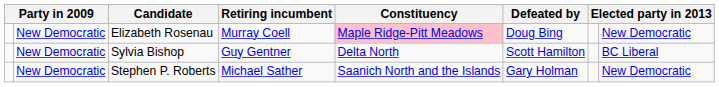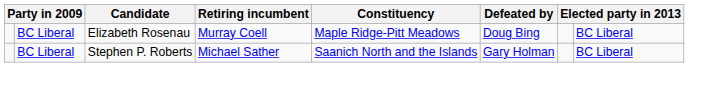(61, 33) New Democratic -> (46, 33) BC Liberal
(410, 33) pink background -> (387, 33) no background
(646, 33) New Democratic -> (604, 33) BC Liberal
- row: (147, 52)
(61, 71) New Democratic -> (46, 52) BC Liberal
(646, 71) New Democratic -> (604, 52) BC Liberal
